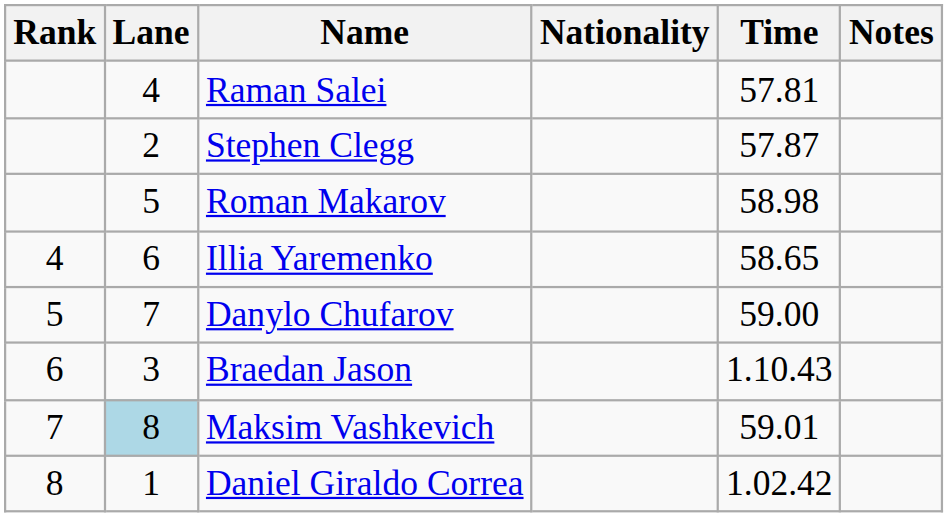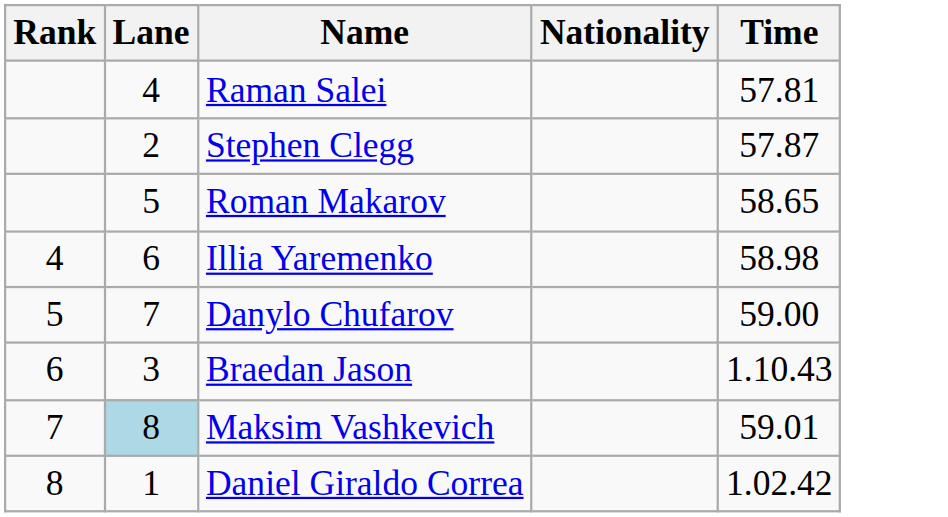- column: (891, 32)
(779, 201) 58.98 -> (779, 201) 58.65
(779, 257) 58.65 -> (779, 257) 58.98
